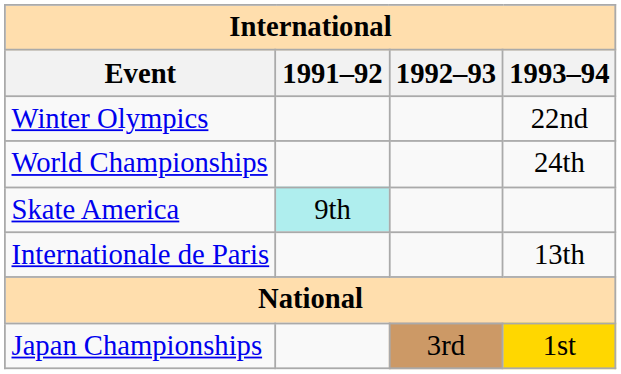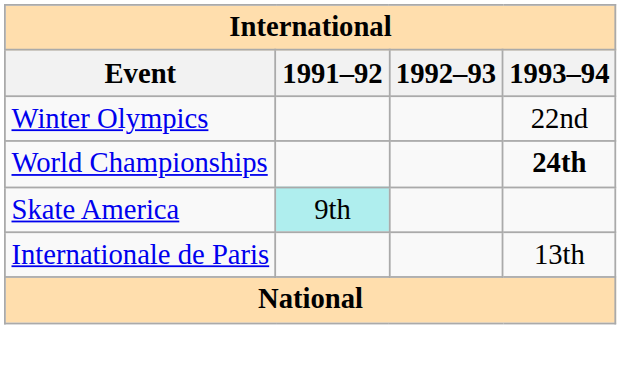(559, 163) normal -> (559, 163) bold
- row: (137, 345)
